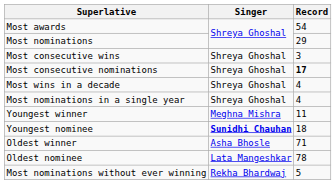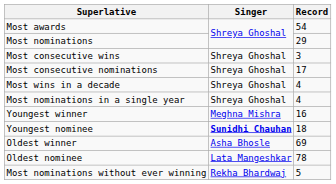(301, 70) bold -> (301, 70) normal
(301, 114) 11 -> (301, 114) 16
(301, 143) 71 -> (301, 143) 69
